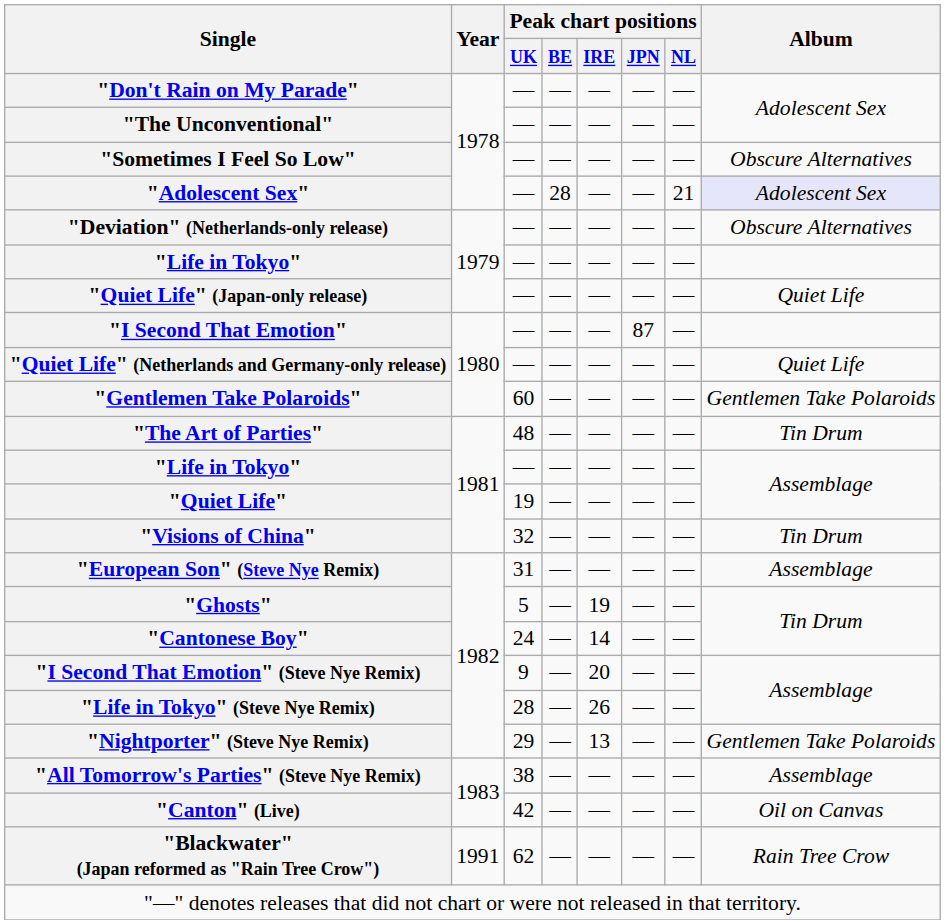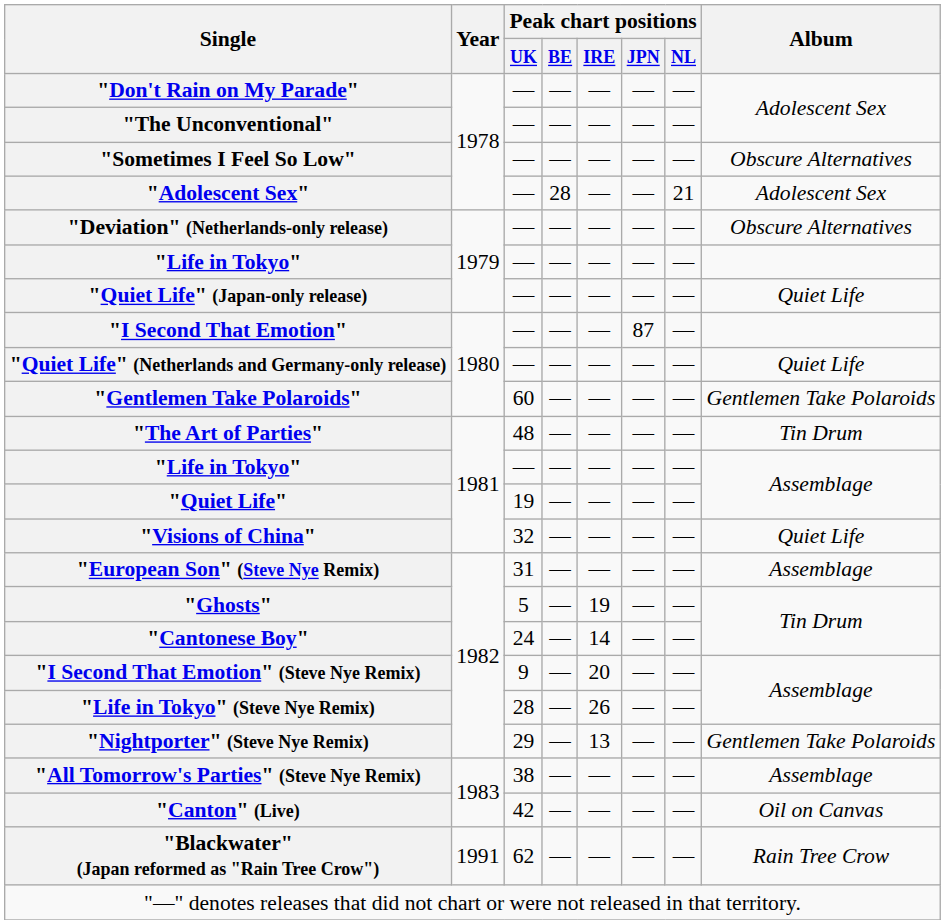(821, 192) lavender background -> (821, 192) no background
(821, 535) Tin Drum -> (821, 535) Quiet Life
